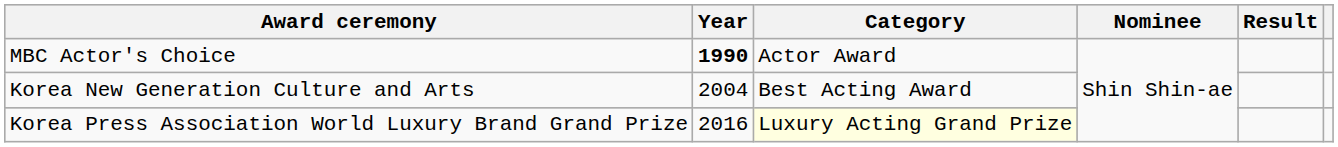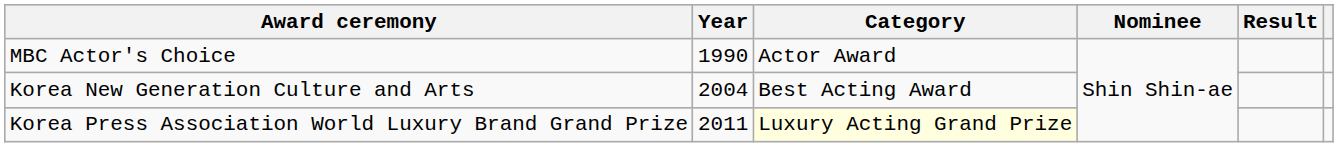(723, 56) bold -> (723, 56) normal
(723, 124) 2016 -> (723, 124) 2011
